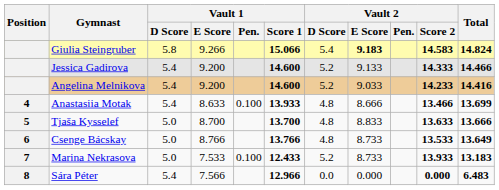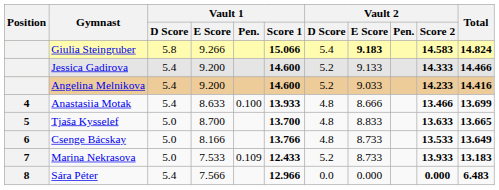(476, 121) 13.666 -> (476, 121) 13.665
(212, 139) 8.766 -> (212, 139) 8.166
(249, 157) 0.100 -> (249, 157) 0.109
